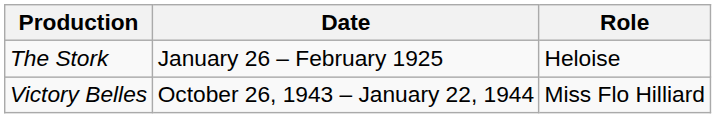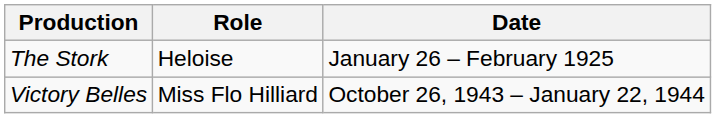columns swapped: (625, 22) <-> (346, 22)
